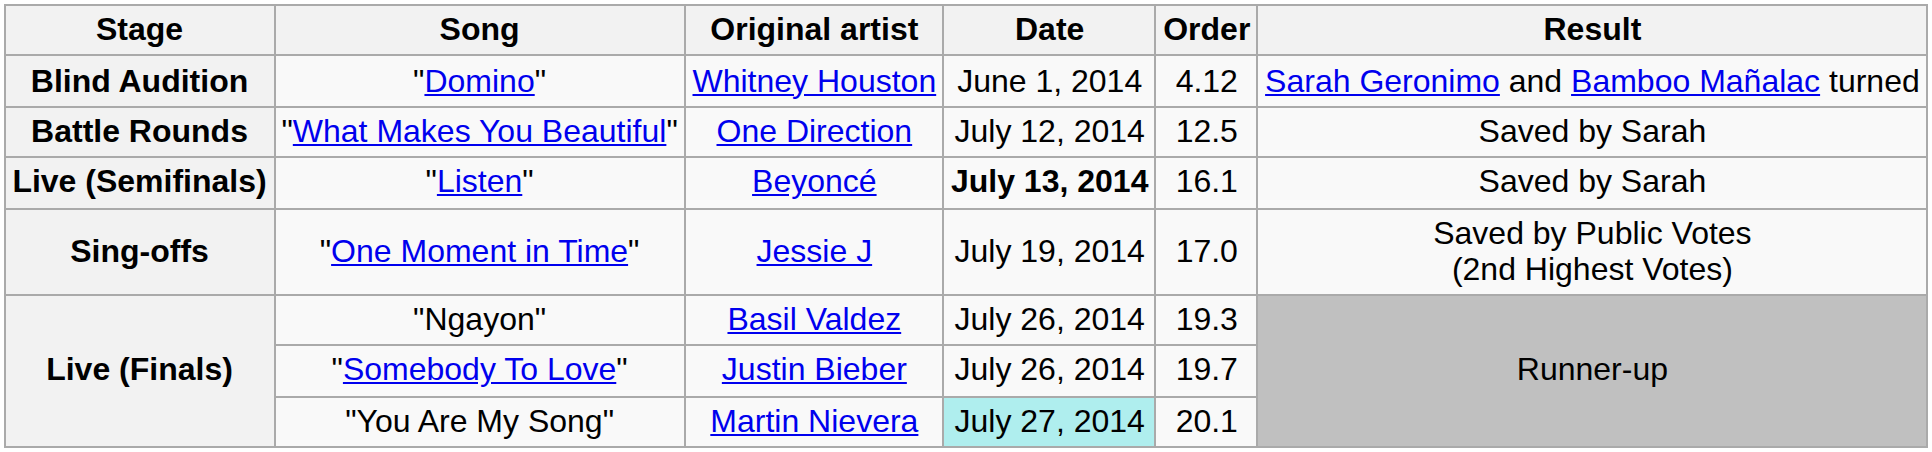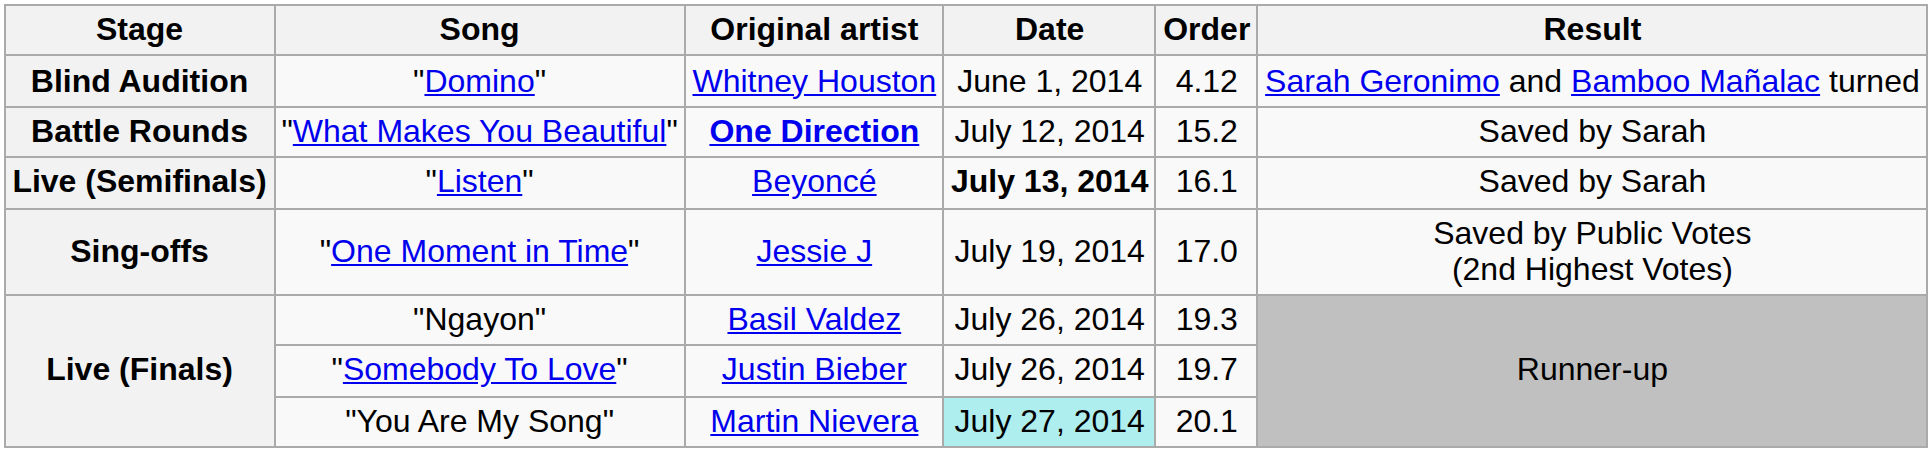(814, 131) normal -> (814, 131) bold
(1207, 131) 12.5 -> (1207, 131) 15.2
